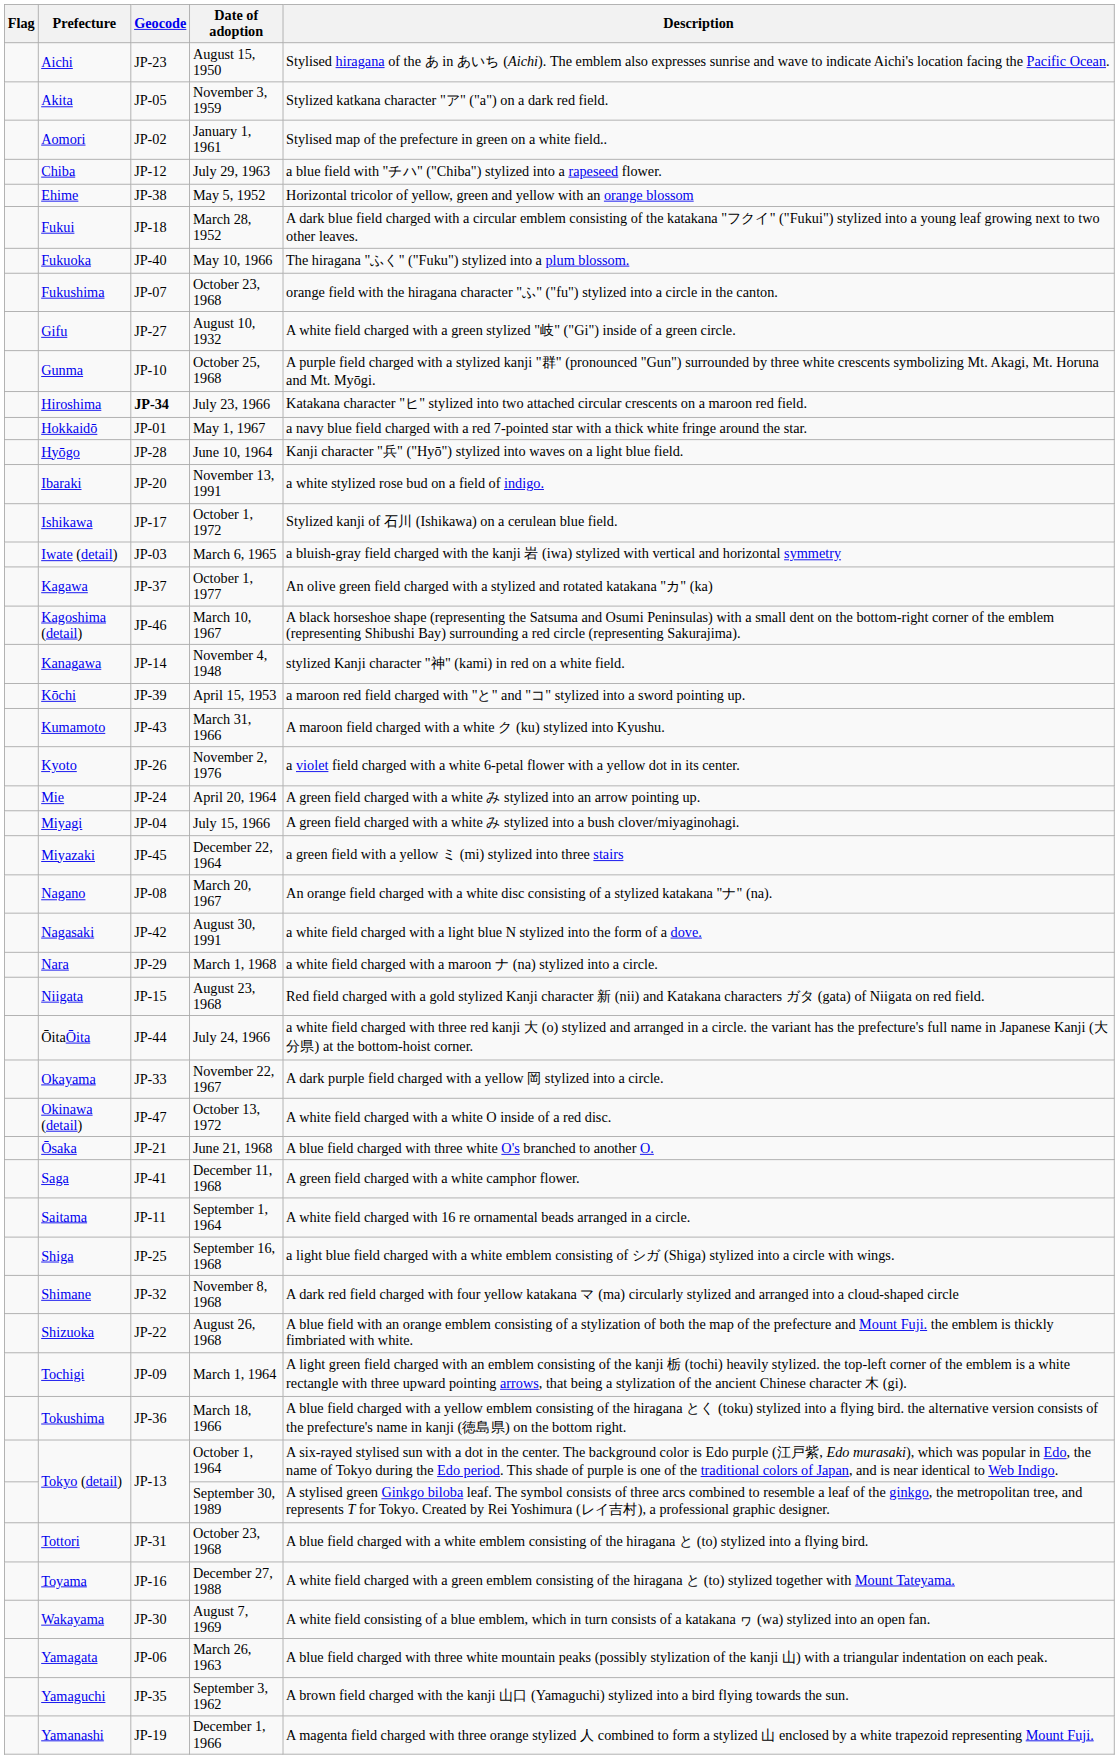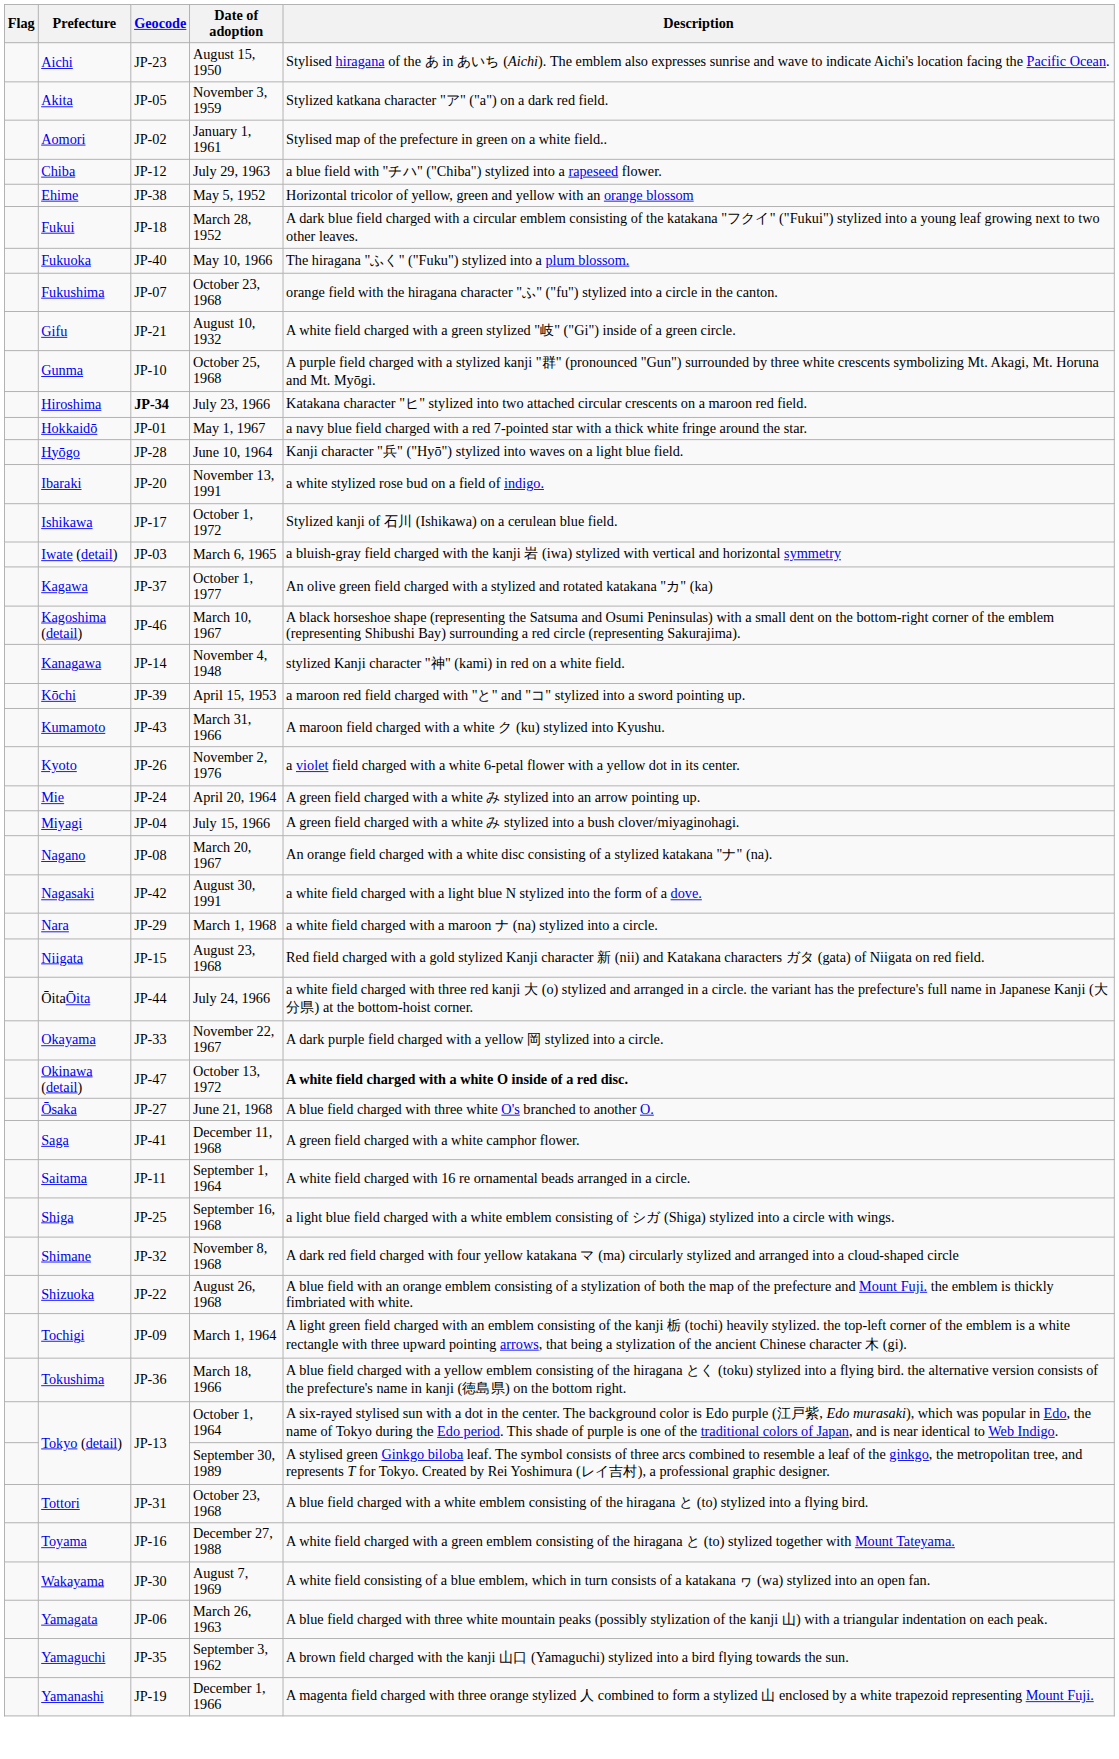(150, 331) JP-27 -> (150, 331) JP-21
- row: (68, 855)
(449, 1117) normal -> (457, 1079) bold
(150, 1148) JP-21 -> (150, 1109) JP-27
